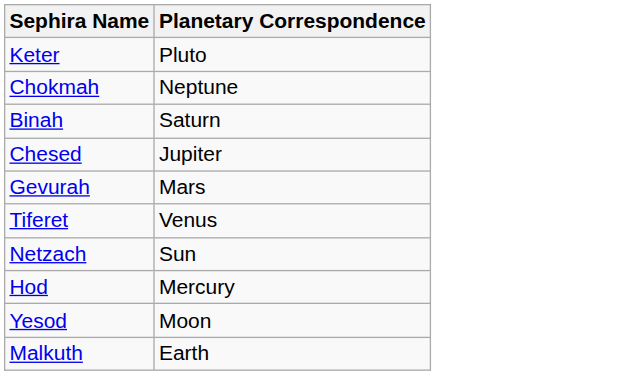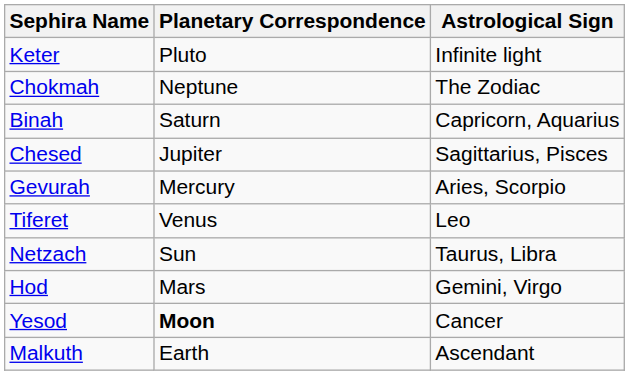+ column: (527, 21)
(182, 187) Mars -> (197, 187) Mercury
(197, 287) Mercury -> (182, 287) Mars
(185, 320) normal -> (187, 320) bold
